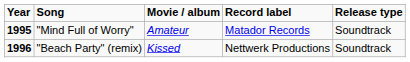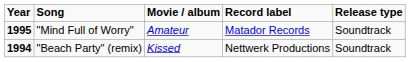(19, 48) 1996 -> (19, 48) 1994
